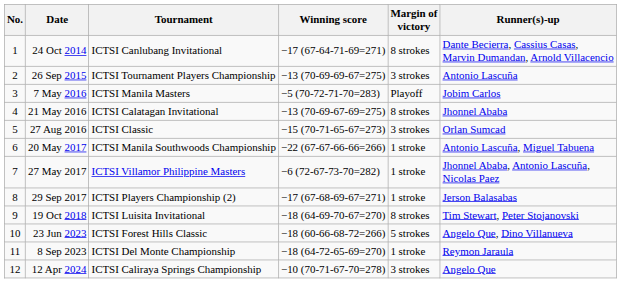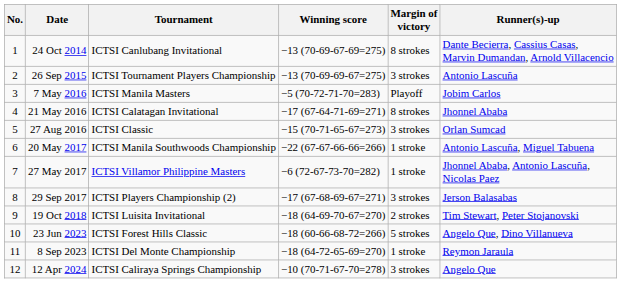(333, 51) −17 (67-64-71-69=271) -> (333, 51) −13 (70-69-67-69=275)
(333, 111) −13 (70-69-67-69=275) -> (333, 111) −17 (67-64-71-69=271)
(408, 196) 1 stroke -> (410, 196) 3 strokes
(410, 214) 8 strokes -> (410, 214) 2 strokes
